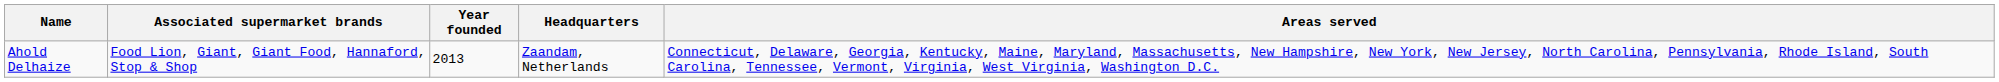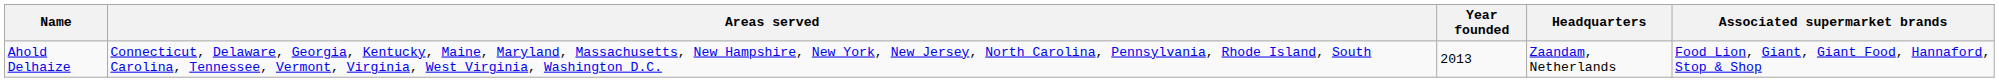columns swapped: (1329, 23) <-> (268, 23)
